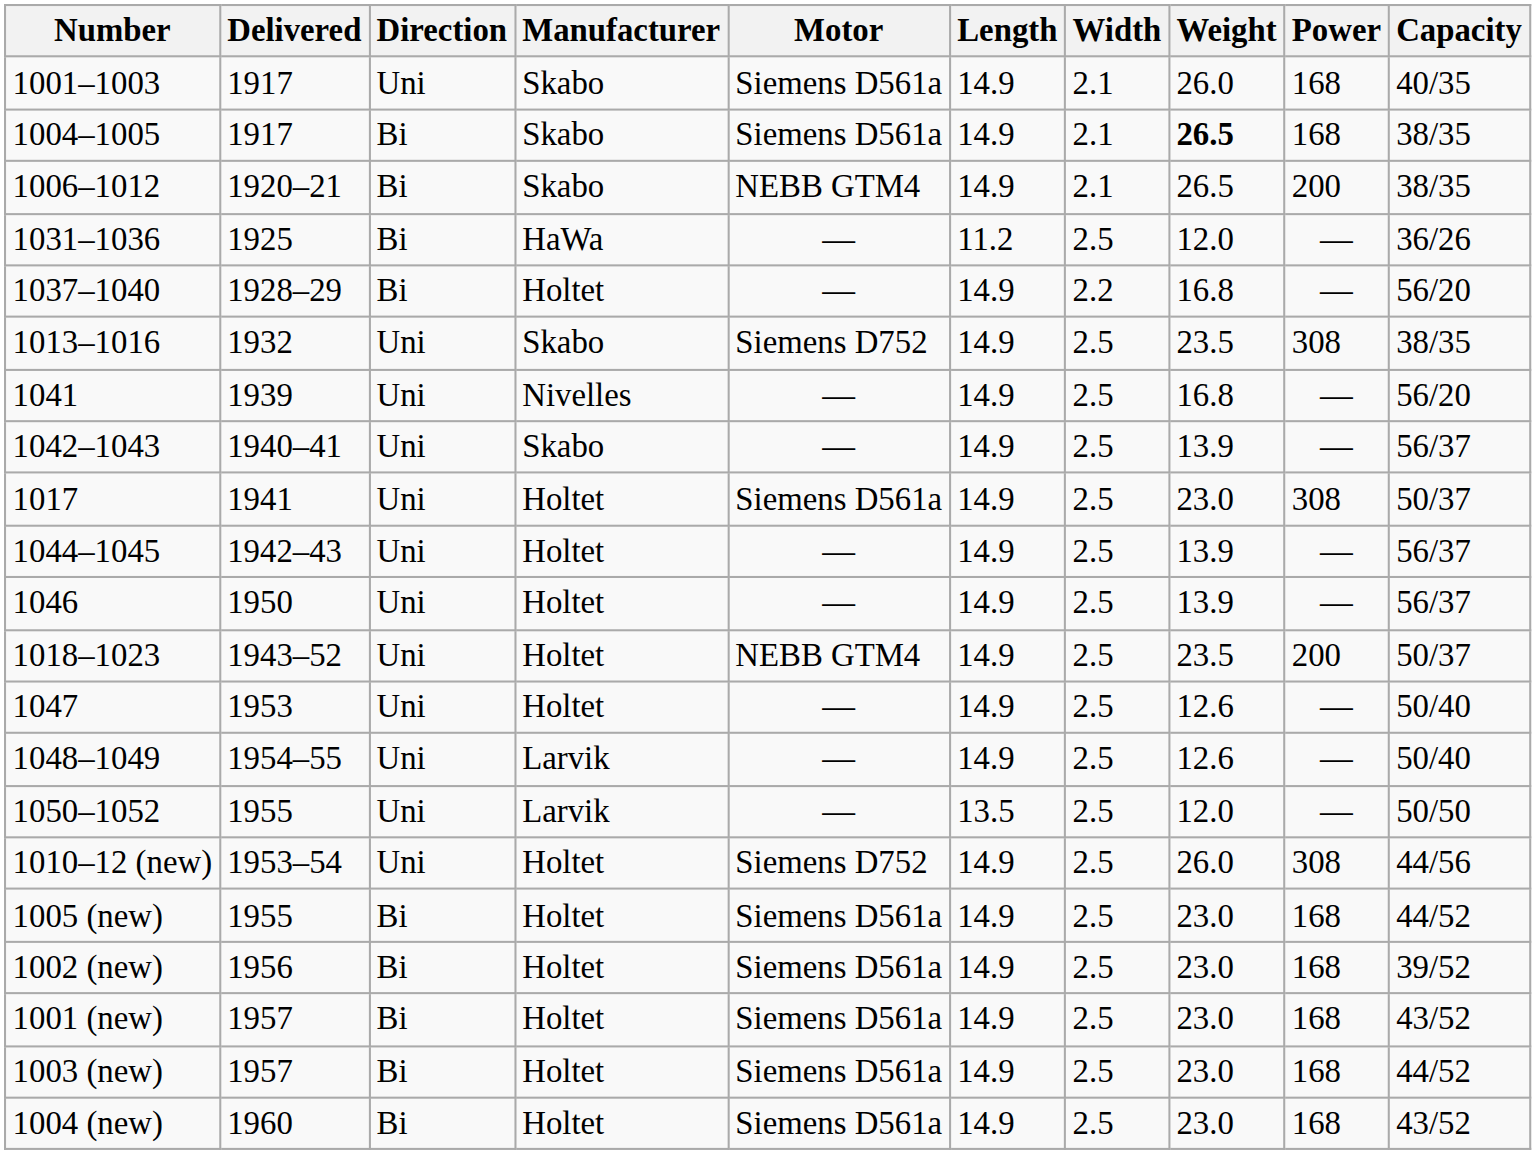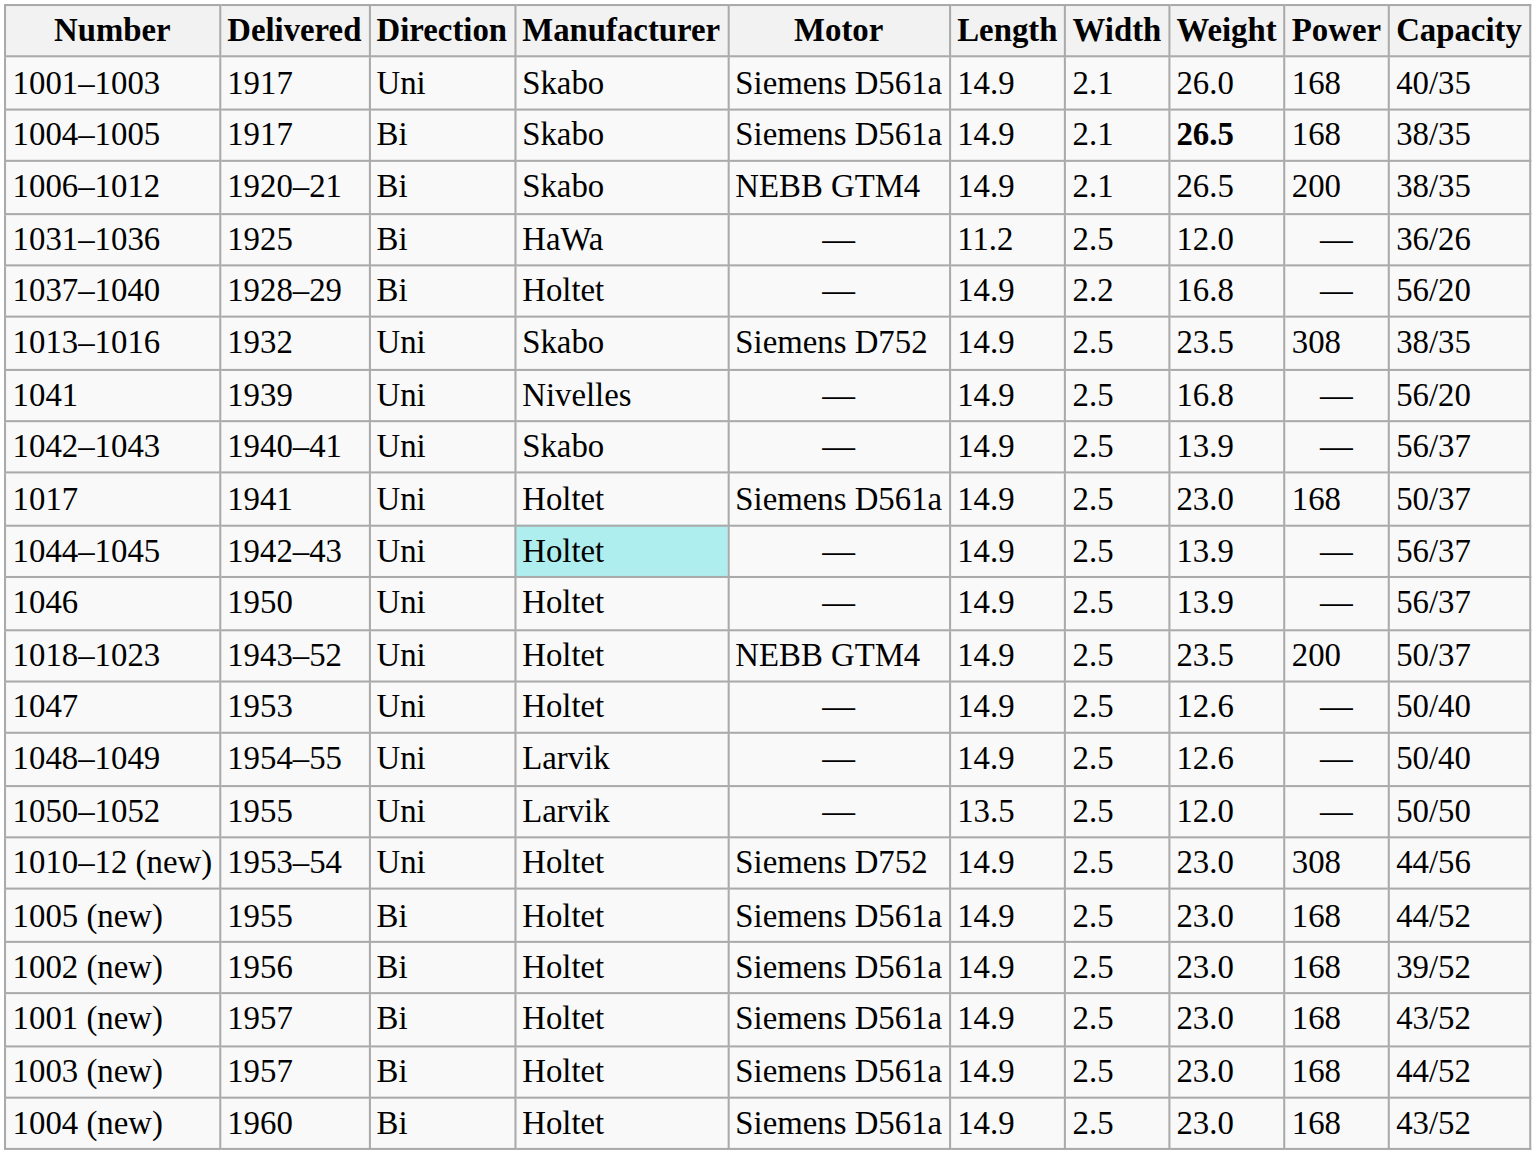(1316, 498) 308 -> (1316, 498) 168
(563, 550) no background -> (563, 550) paleturquoise background
(1205, 862) 26.0 -> (1205, 862) 23.0
